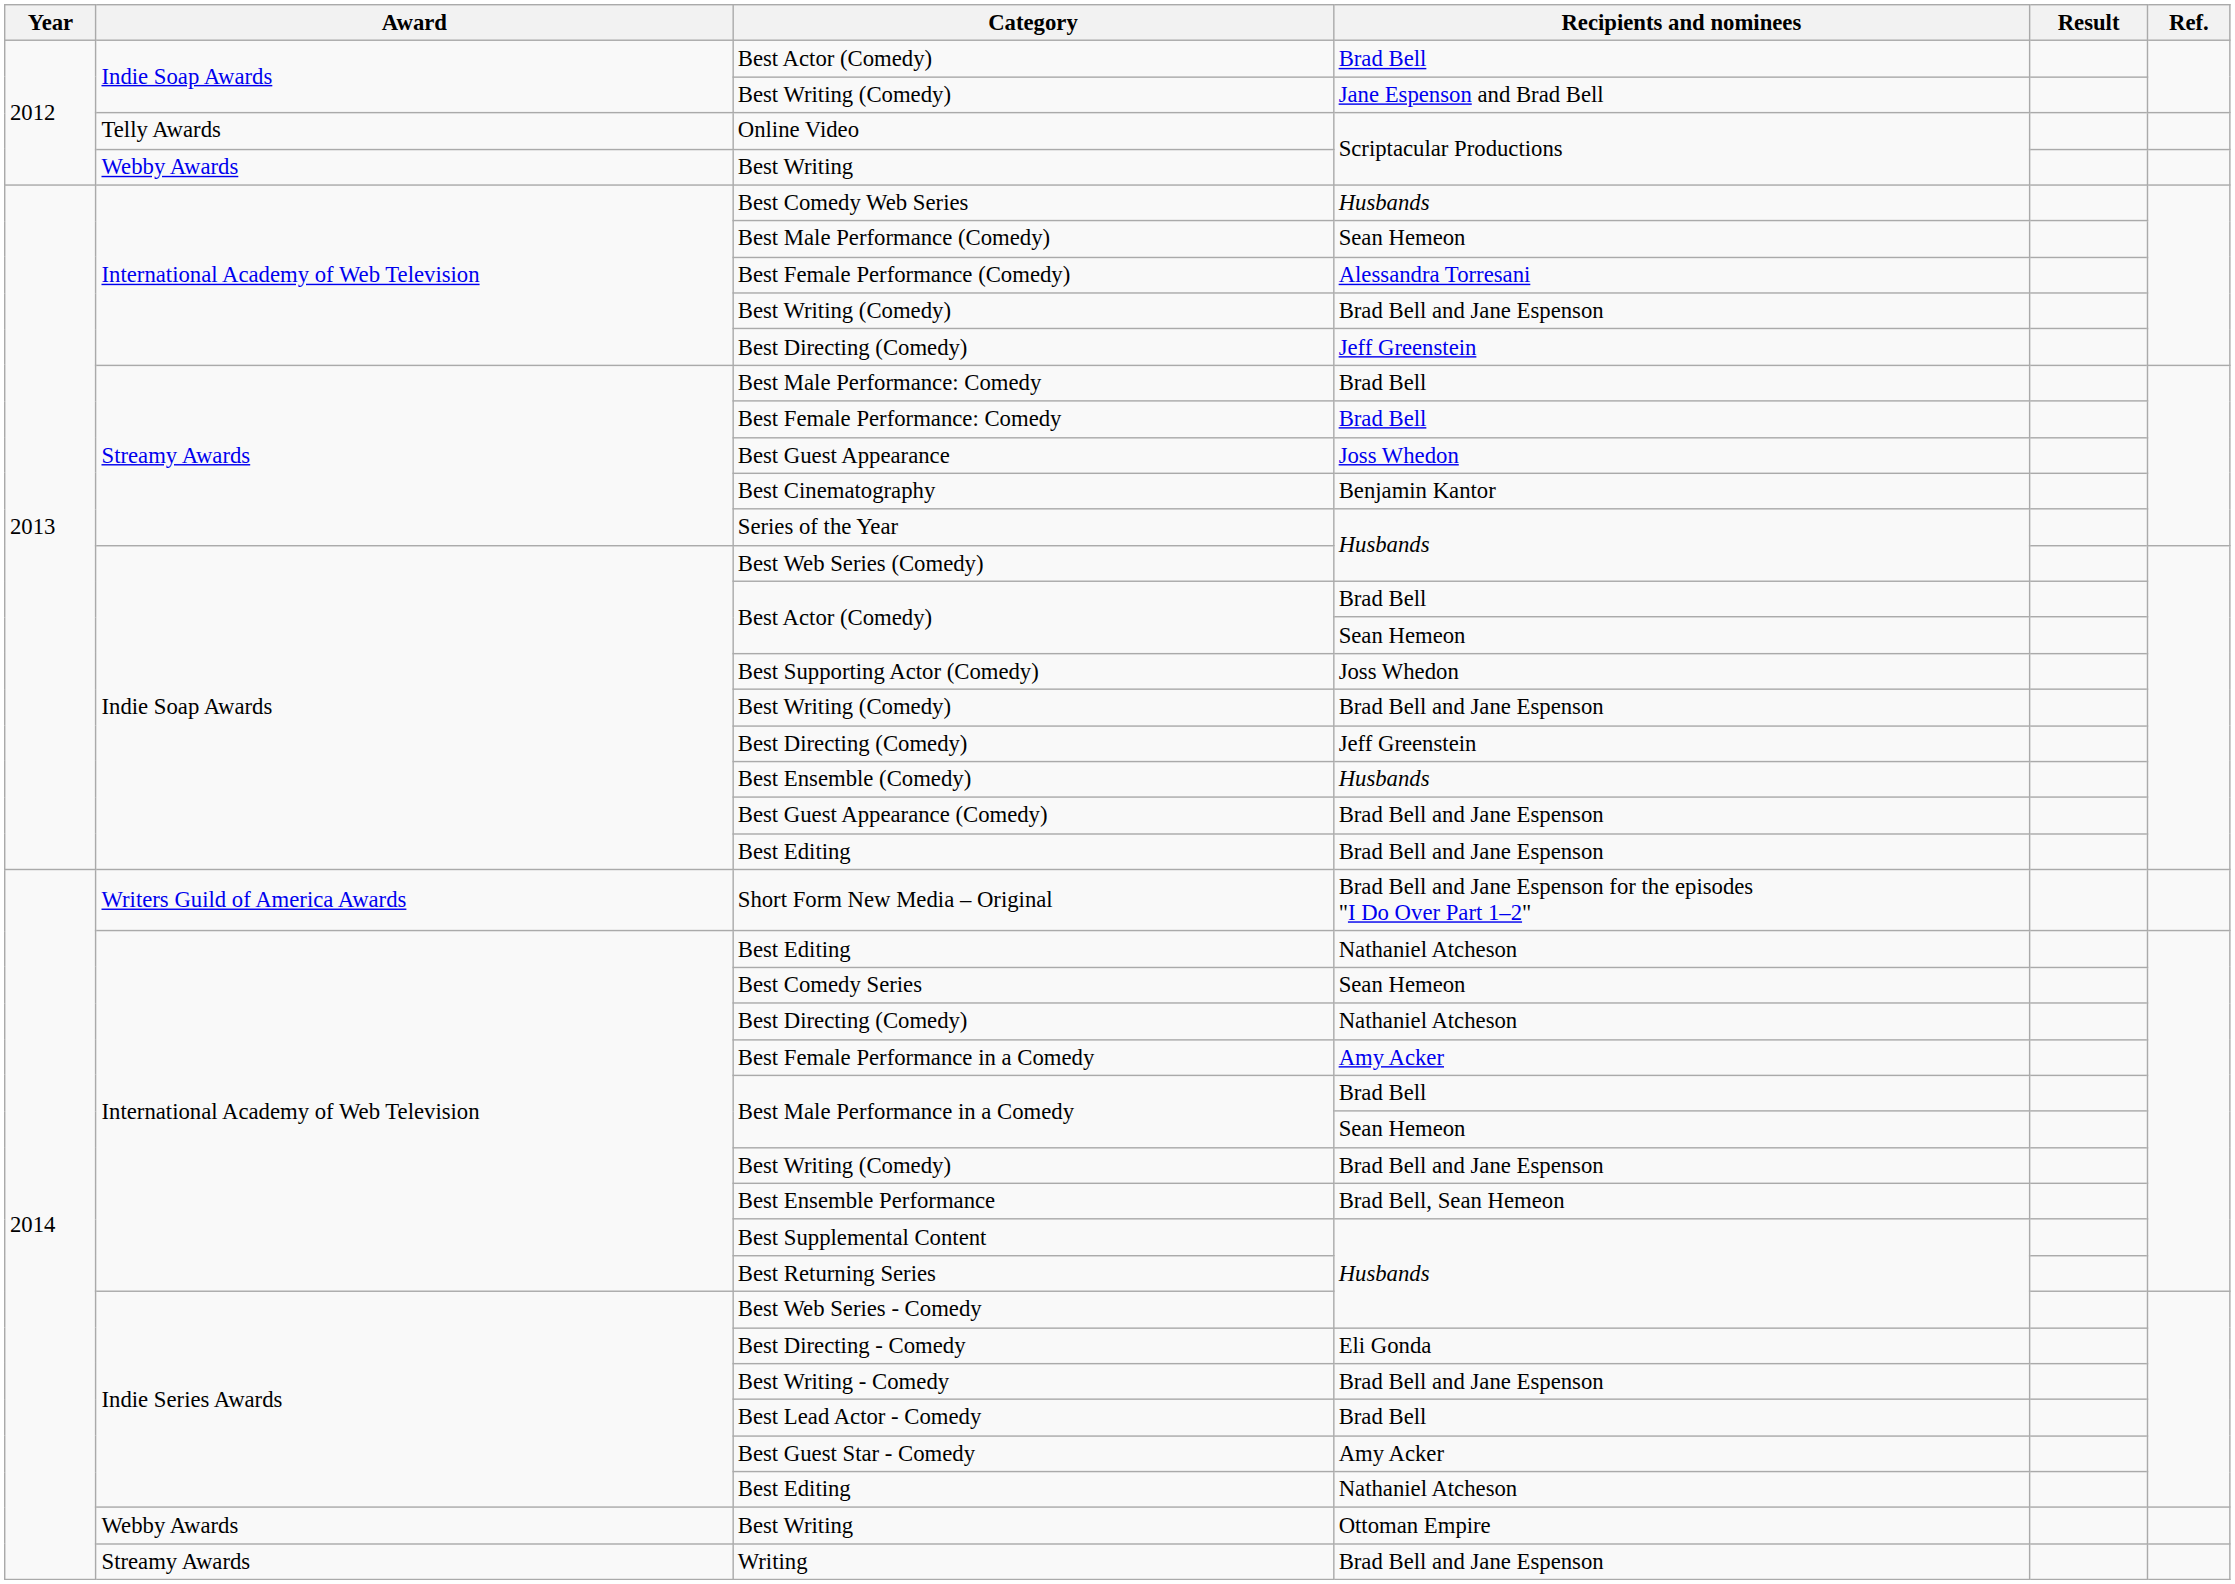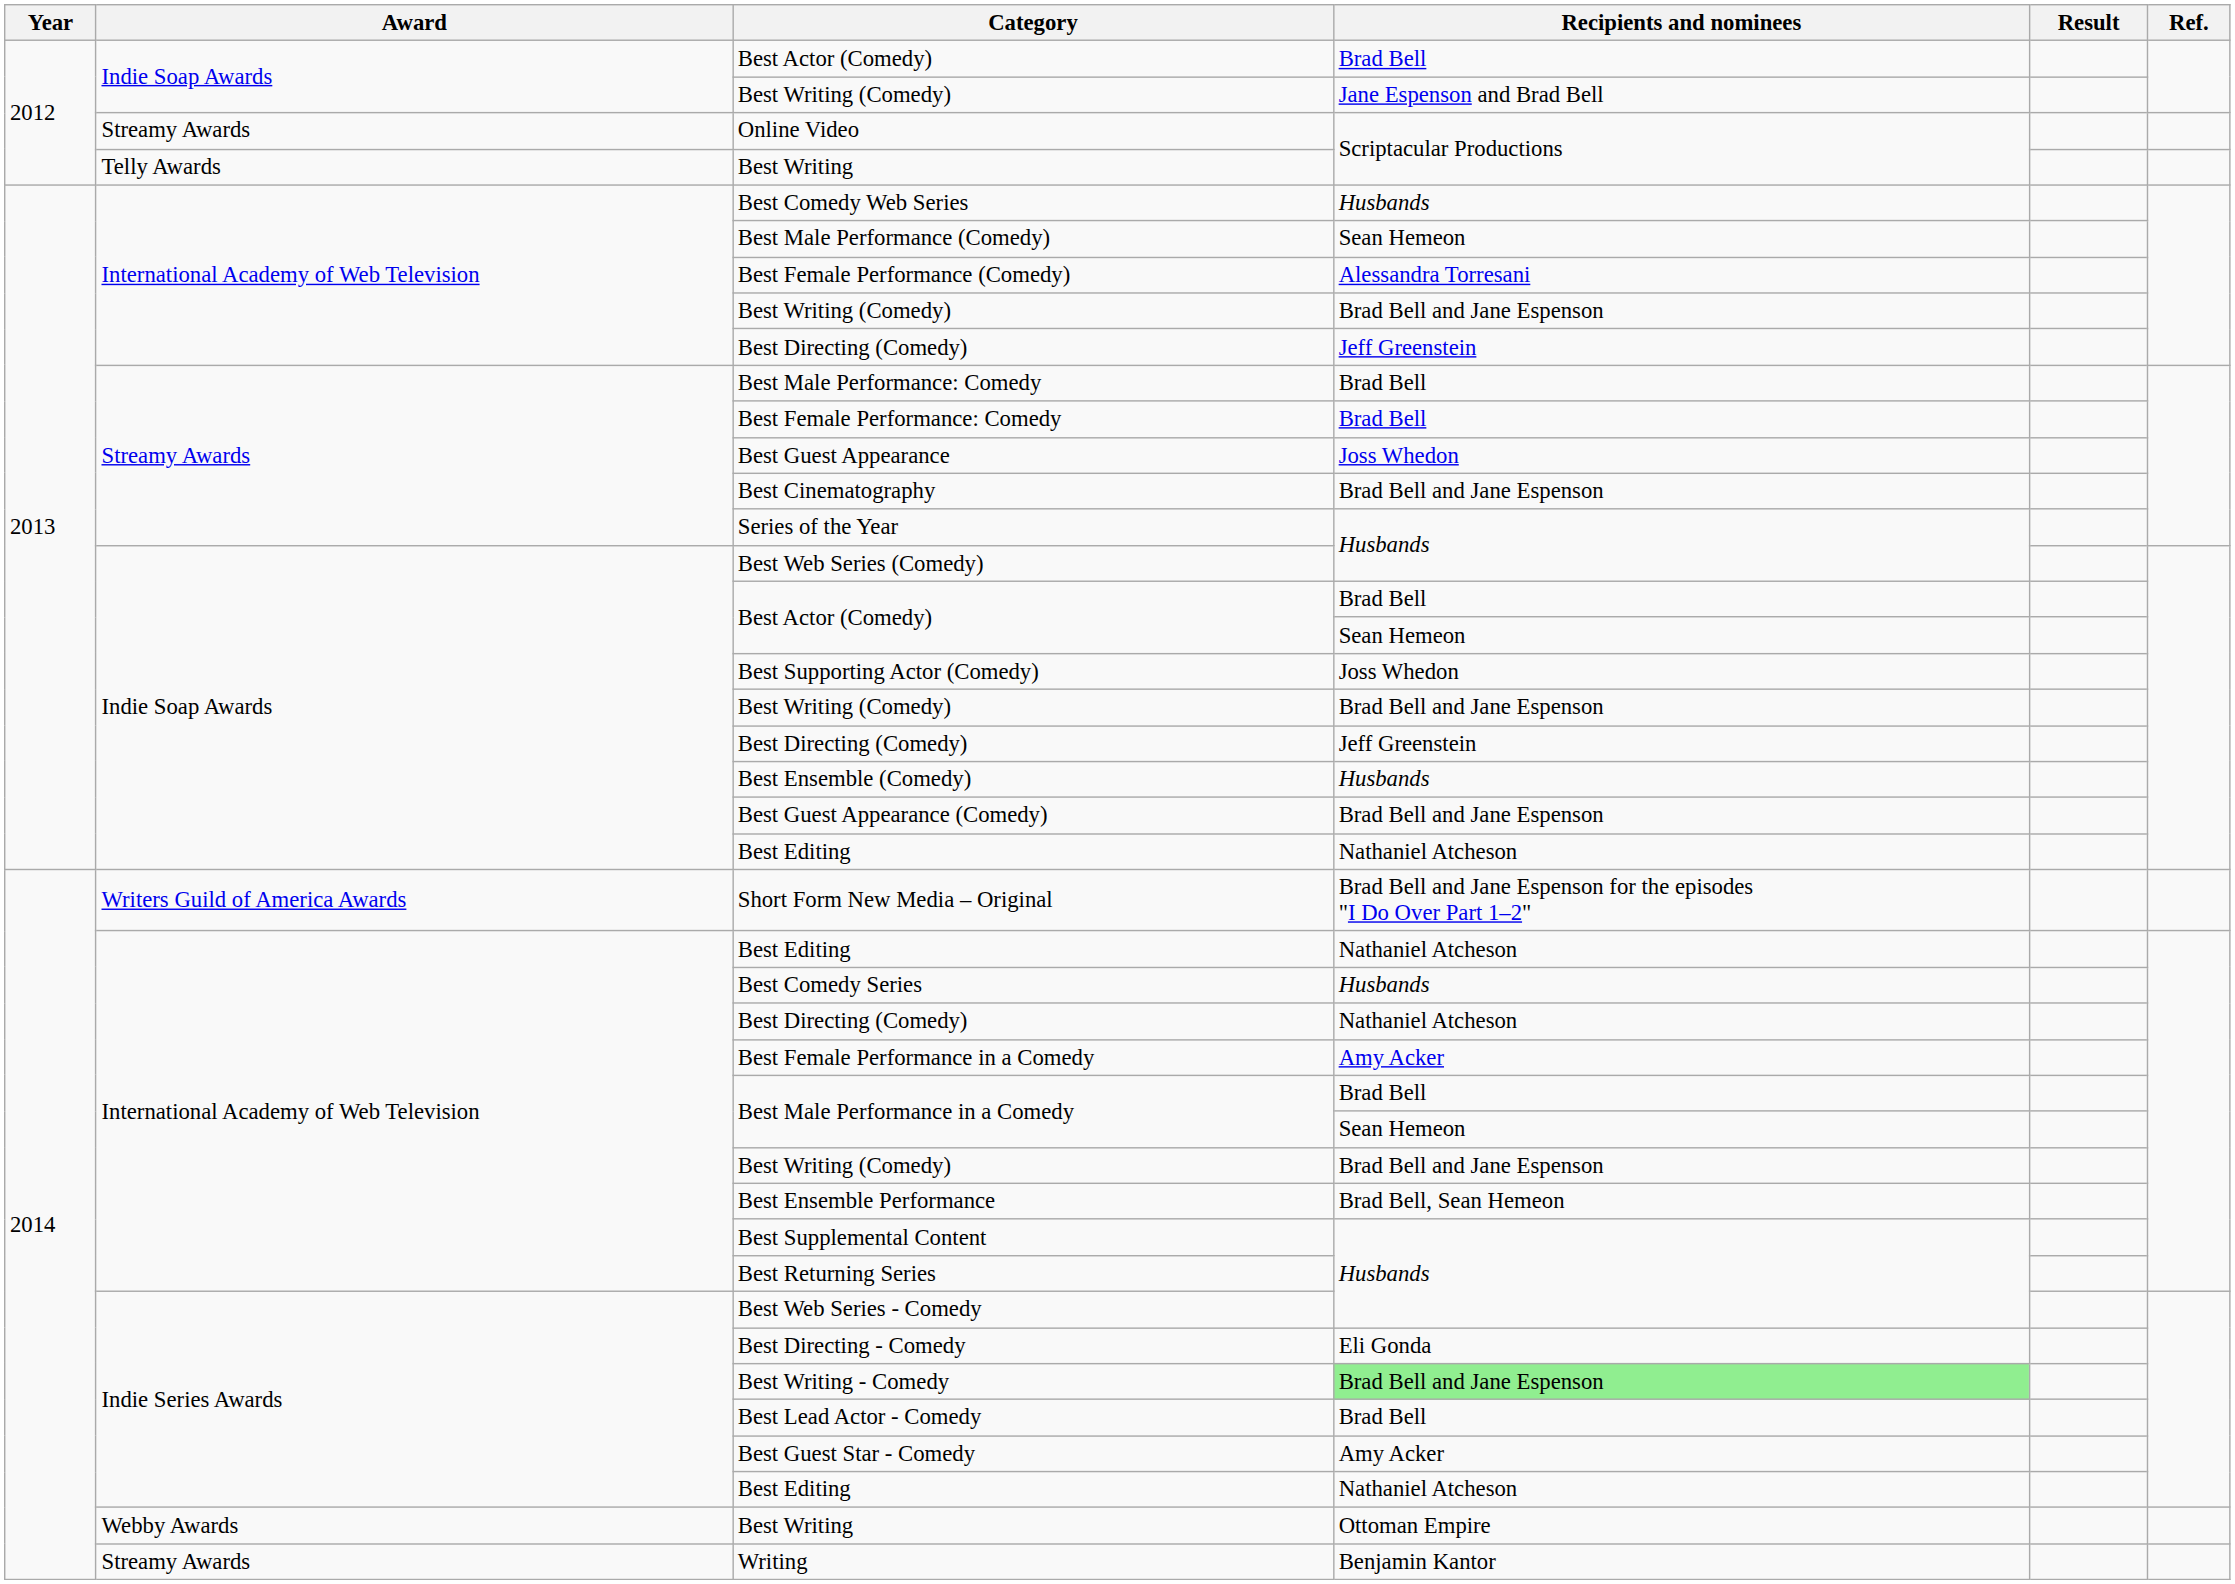(161, 130) Telly Awards -> (176, 130) Streamy Awards
(170, 166) Webby Awards -> (161, 166) Telly Awards
(1417, 490) Benjamin Kantor -> (1471, 490) Brad Bell and Jane Espenson
(1471, 851) Brad Bell and Jane Espenson -> (1428, 851) Nathaniel Atcheson
(1402, 984) Sean Hemeon -> (1384, 984) Husbands
(1471, 1381) no background -> (1471, 1381) lightgreen background
(1471, 1561) Brad Bell and Jane Espenson -> (1417, 1561) Benjamin Kantor
